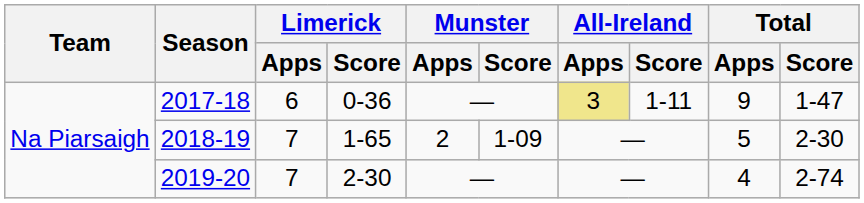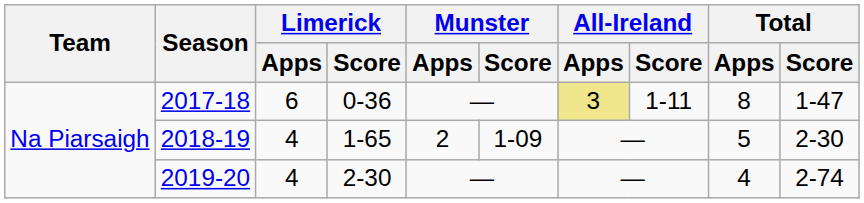(744, 100) 9 -> (744, 100) 8
(292, 139) 7 -> (292, 139) 4
(292, 178) 7 -> (292, 178) 4
